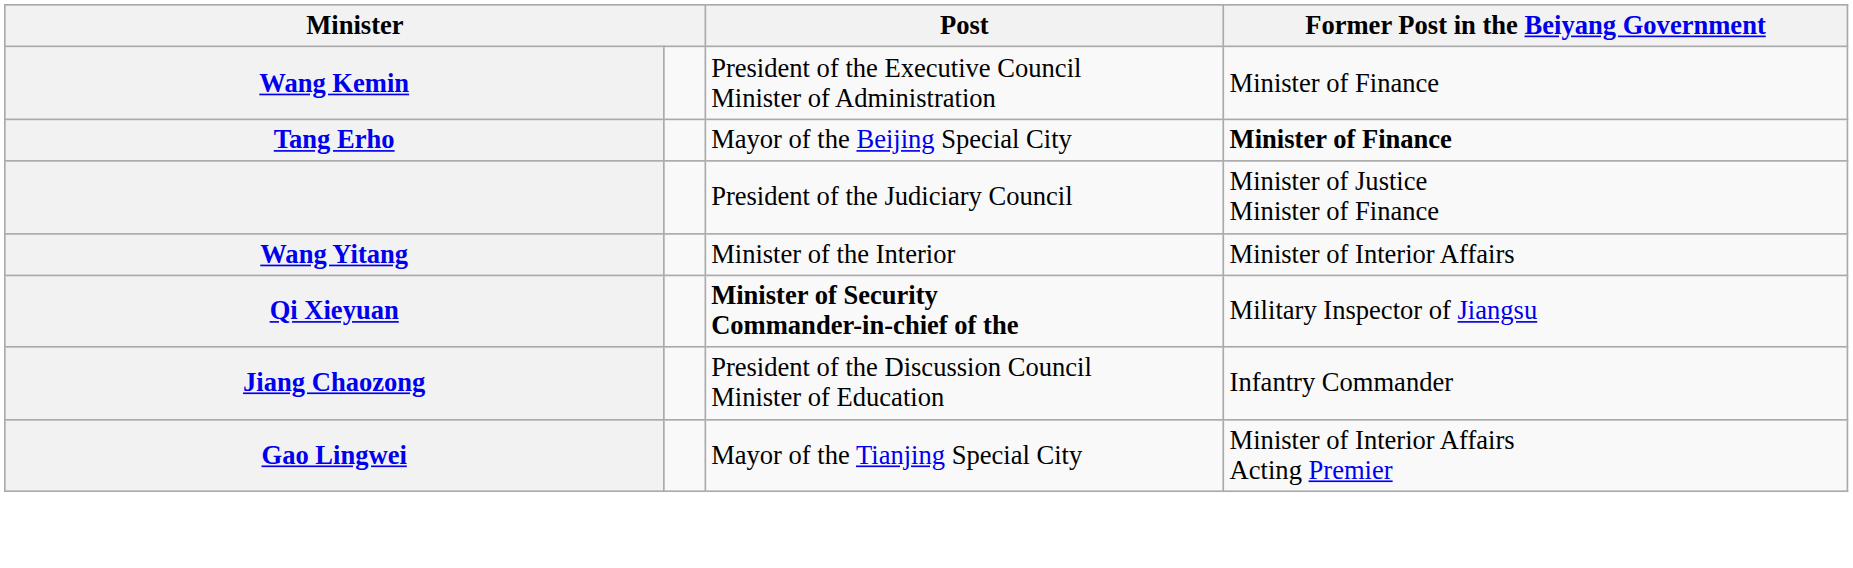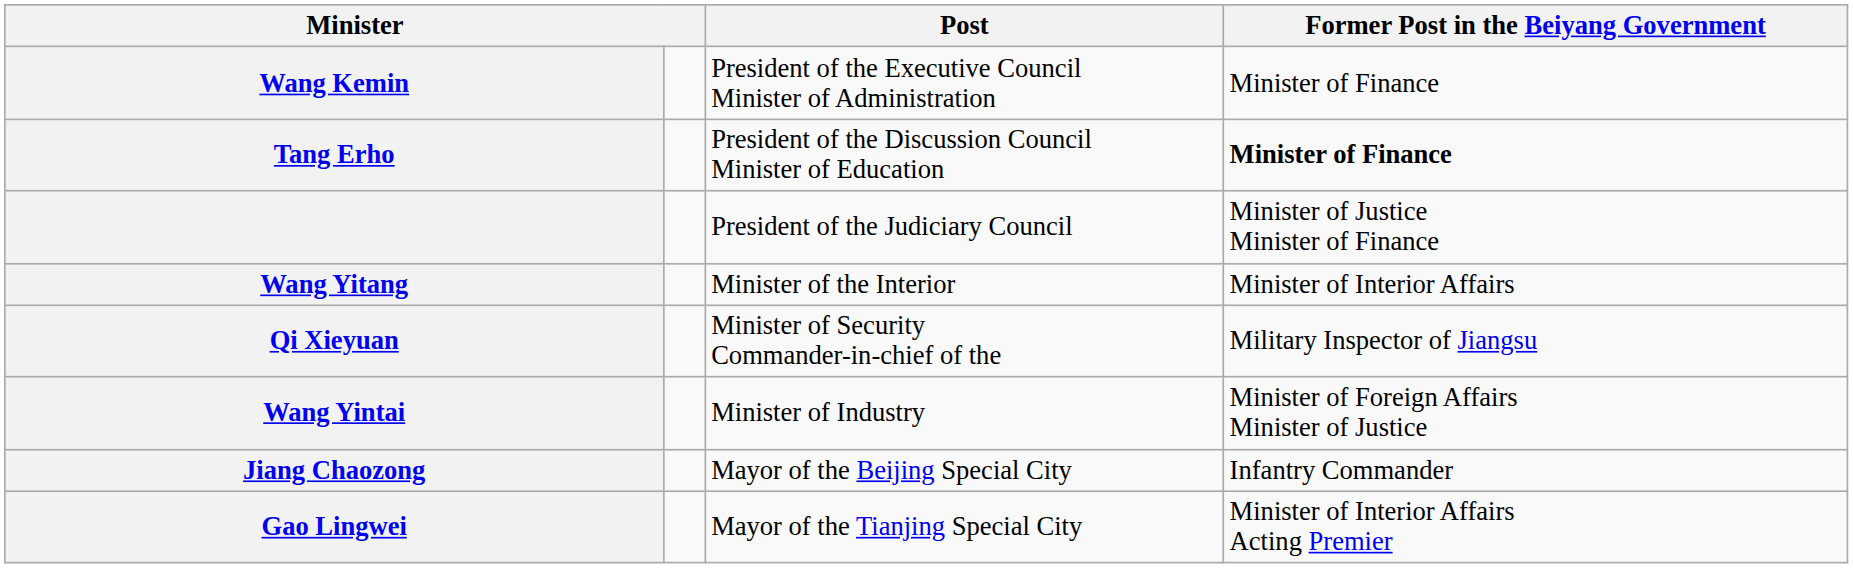(891, 139) Mayor of the Beijing Special City -> (901, 154) President of the Discussion Council Minister of Education
(865, 310) bold -> (856, 340) normal
+ row: (334, 412)
(901, 382) President of the Discussion Council Minister of Education -> (891, 469) Mayor of the Beijing Special City
